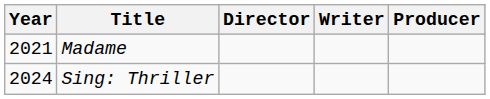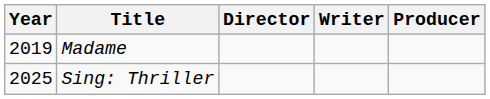(31, 49) 2021 -> (31, 49) 2019
(31, 79) 2024 -> (31, 79) 2025
